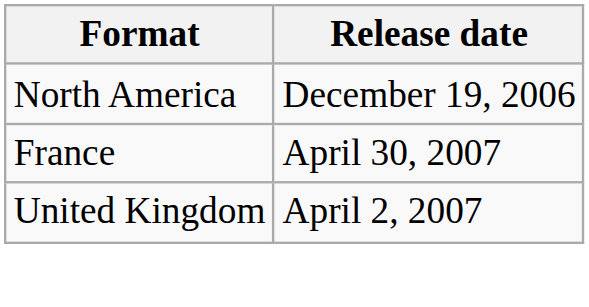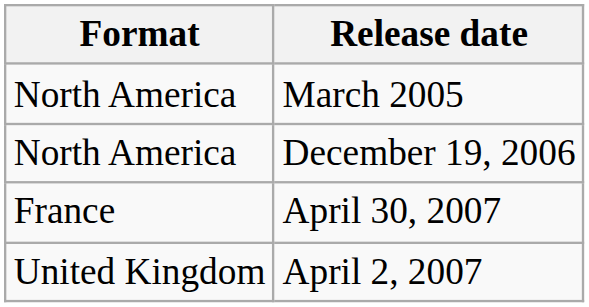+ row: (373, 93)
